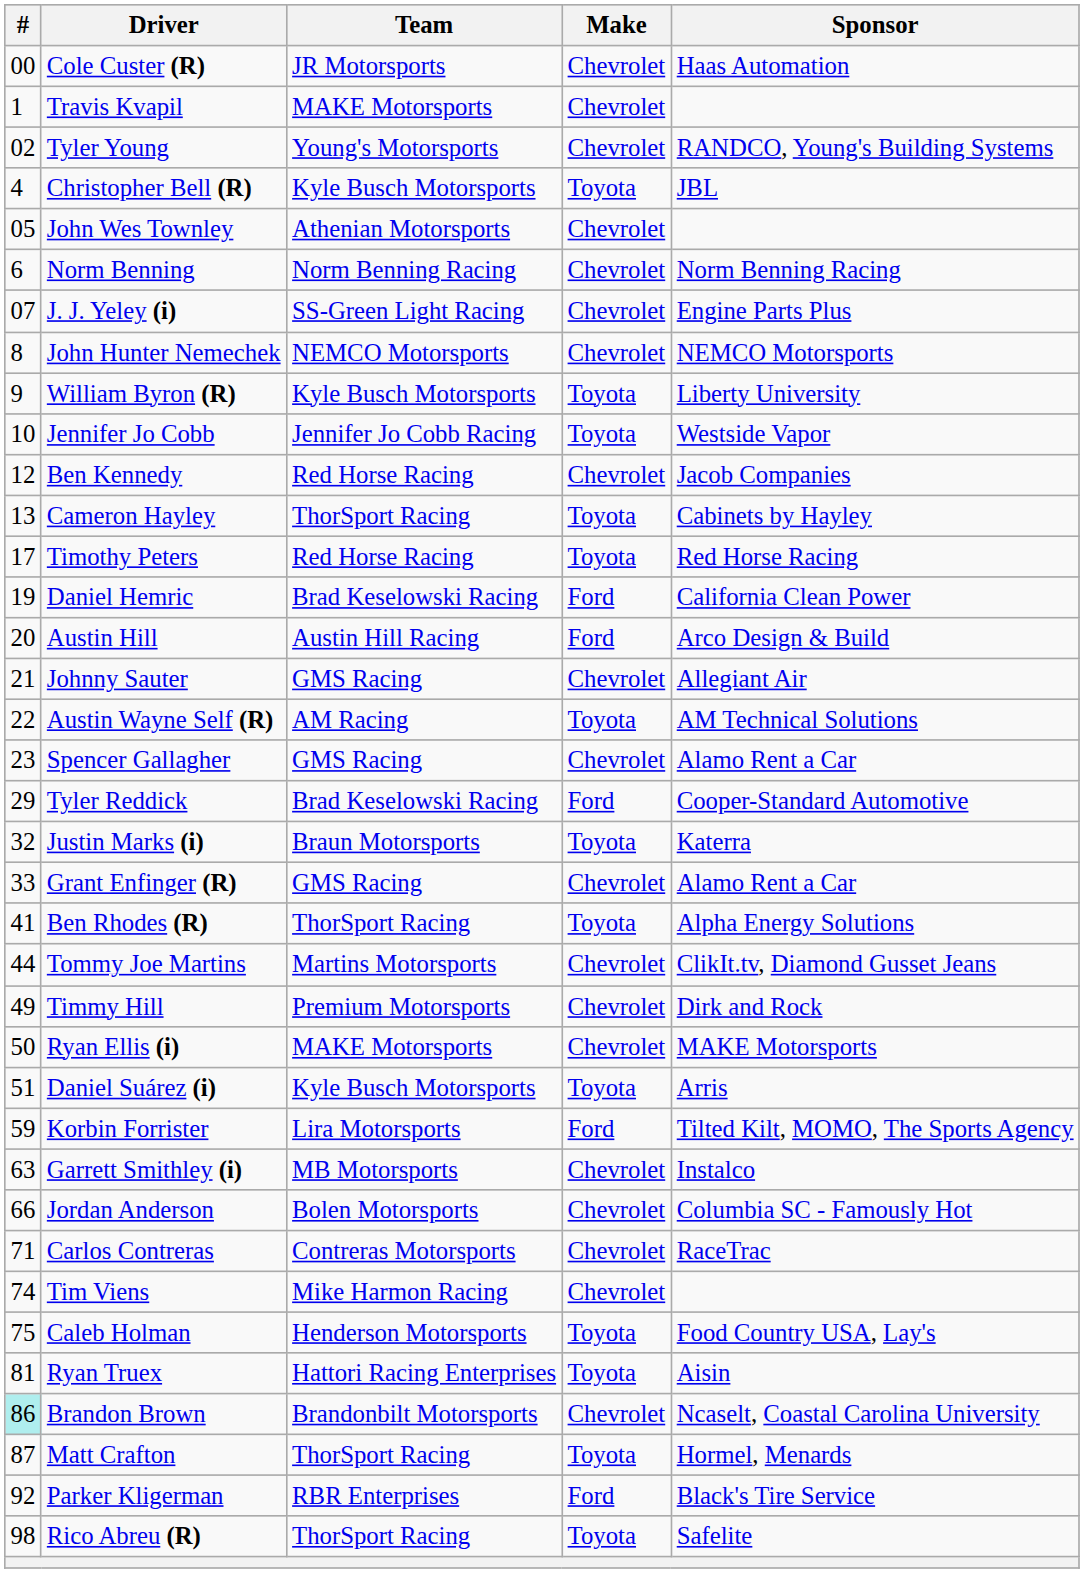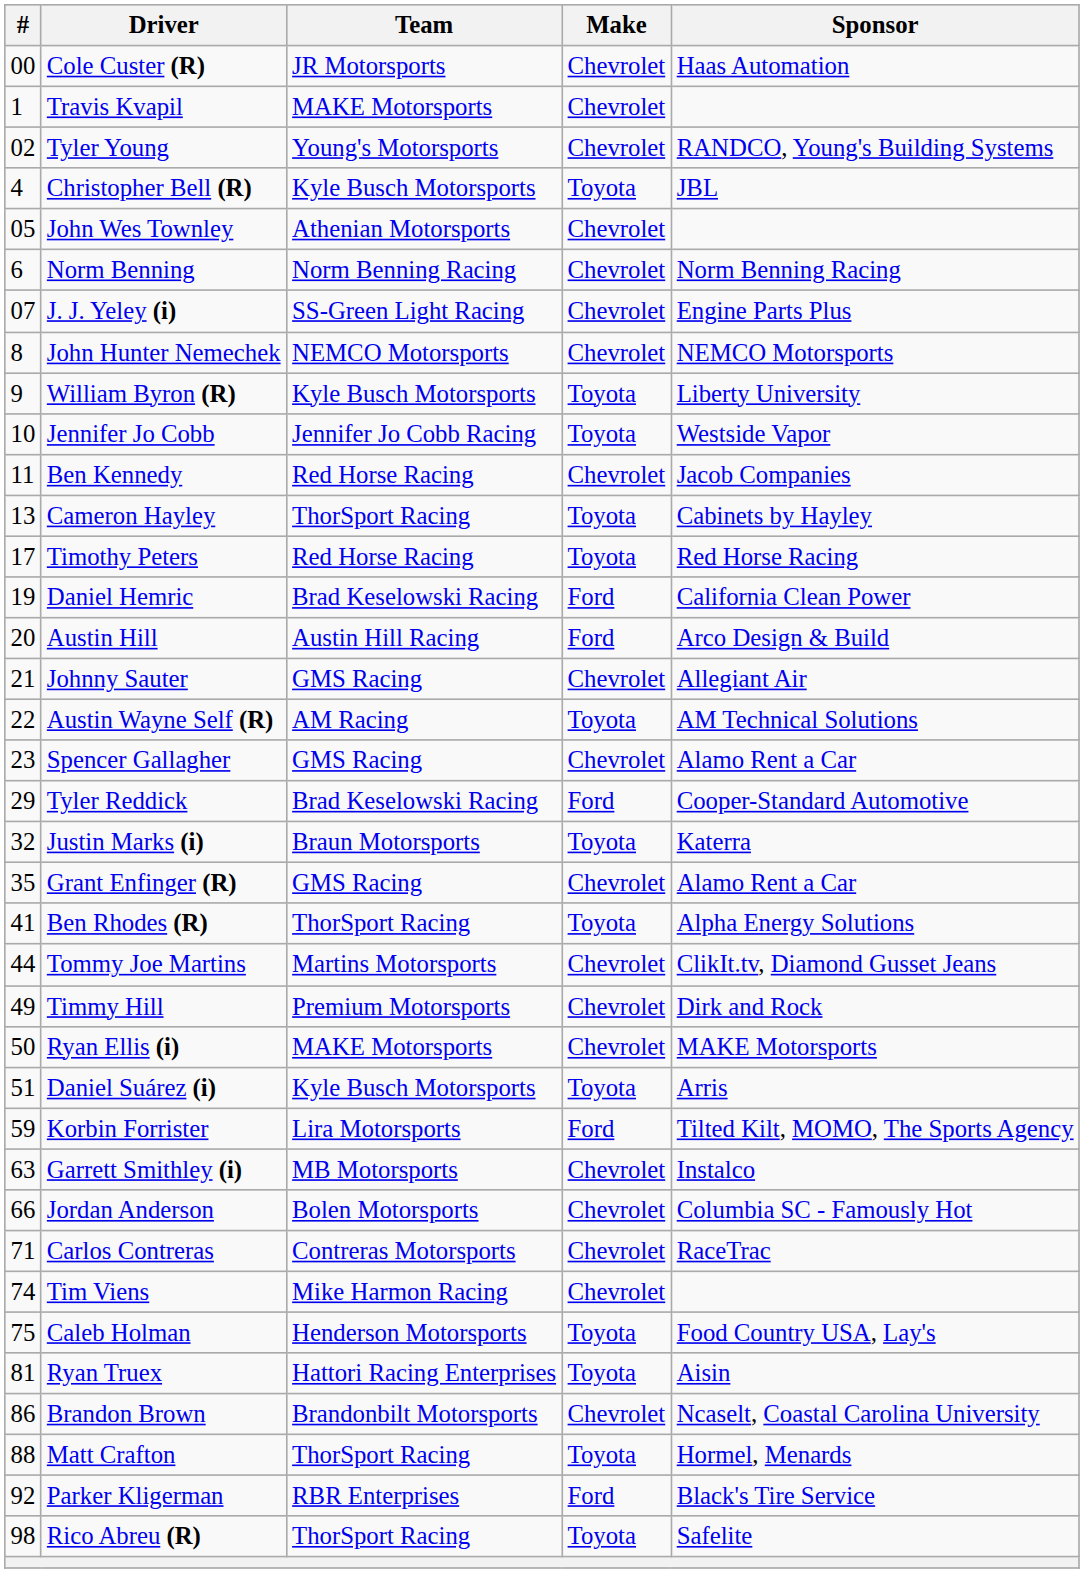(23, 474) 12 -> (22, 474) 11
(23, 883) 33 -> (23, 883) 35
(23, 1414) paleturquoise background -> (23, 1414) no background
(23, 1454) 87 -> (23, 1454) 88
